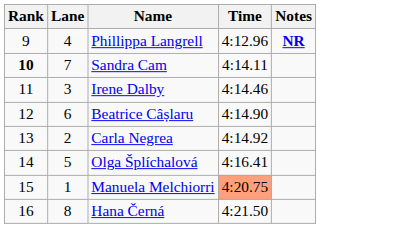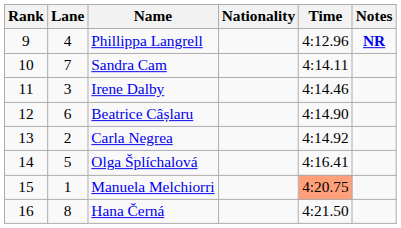+ column: (258, 16)
(26, 65) bold -> (26, 65) normal
